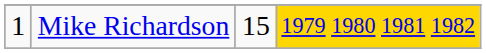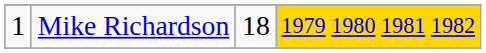(256, 26) 15 -> (256, 26) 18
